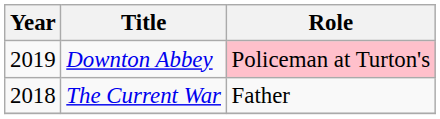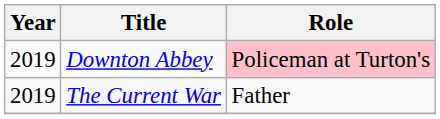(33, 95) 2018 -> (33, 95) 2019
